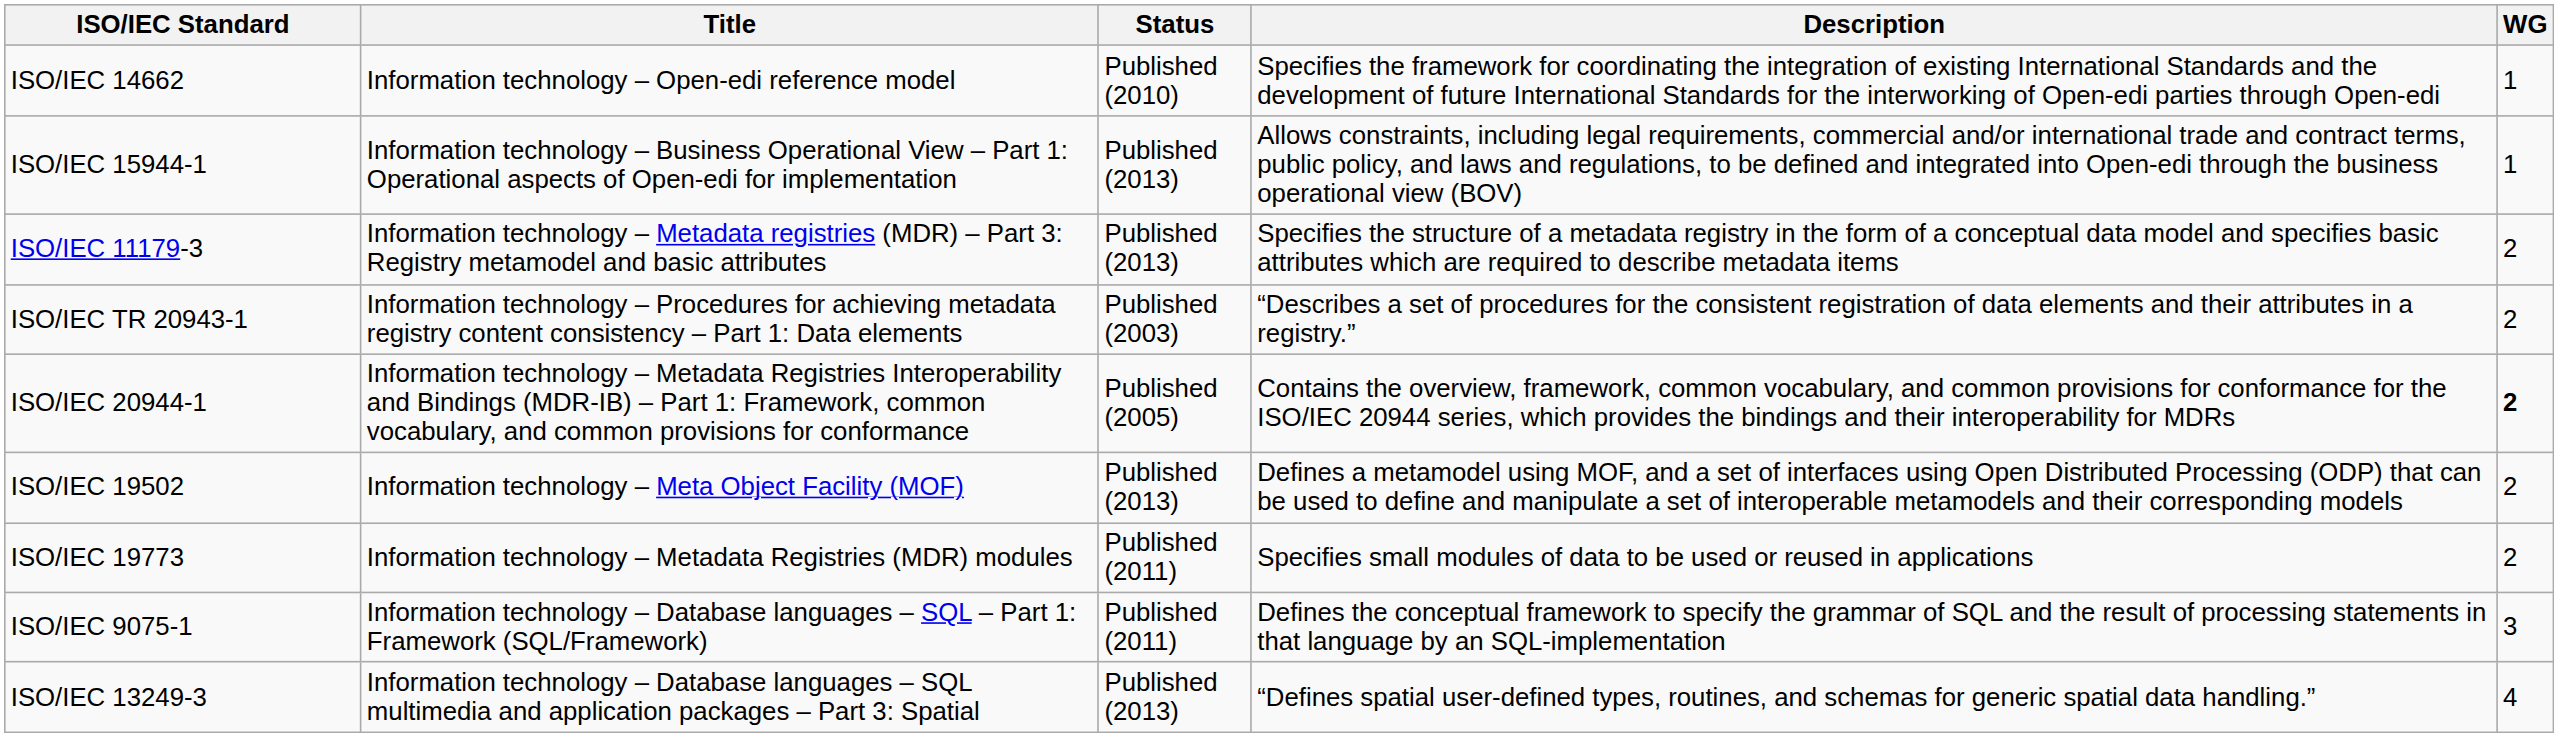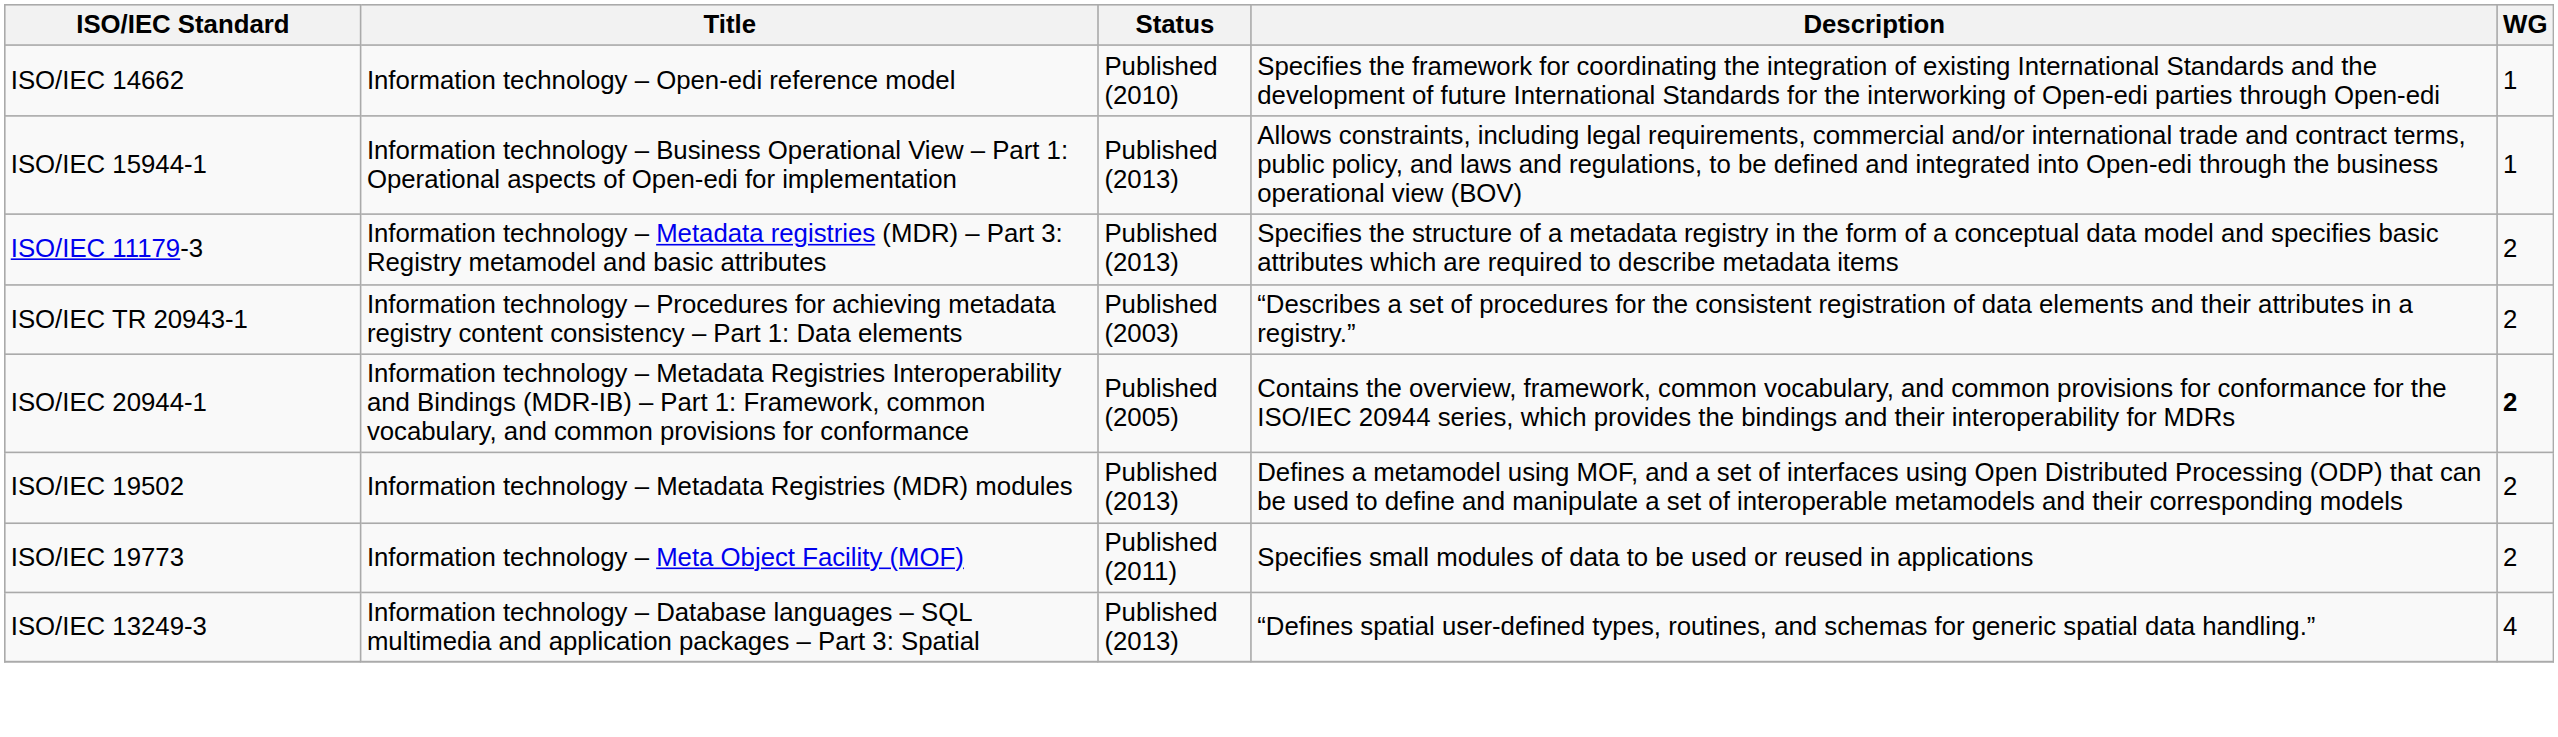(665, 487) Information technology – Meta Object Facility (MOF) -> (720, 487) Information technology – Metadata Registries (MDR) modules
(720, 557) Information technology – Metadata Registries (MDR) modules -> (665, 557) Information technology – Meta Object Facility (MOF)
- row: (102, 627)
